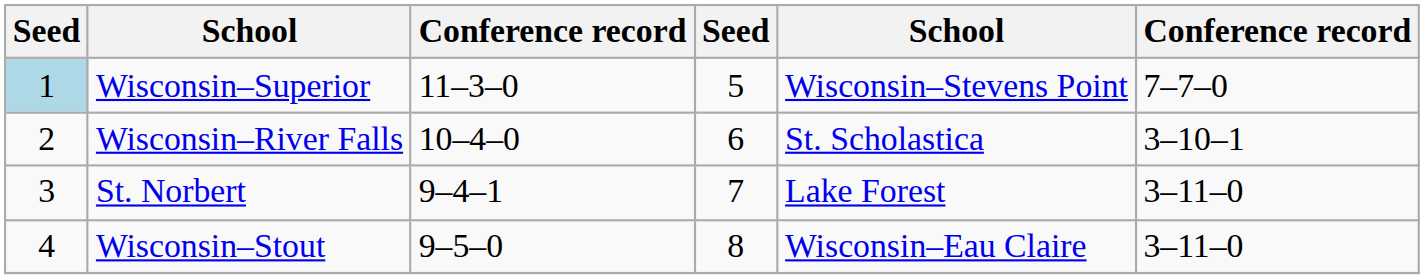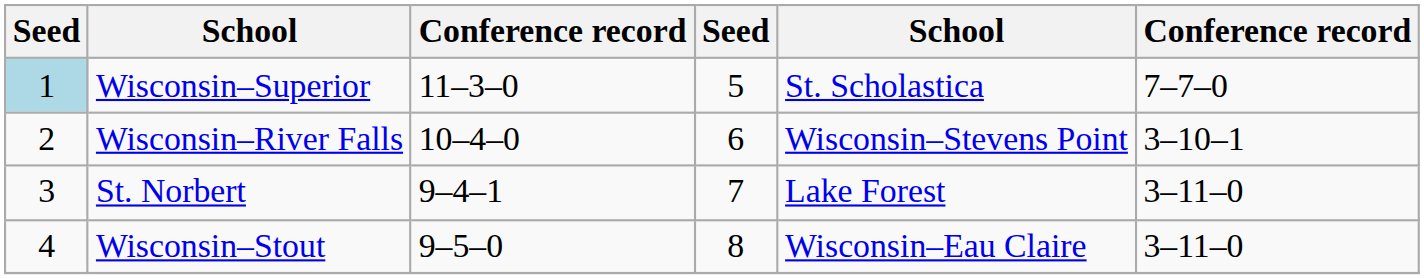(957, 84) Wisconsin–Stevens Point -> (884, 84) St. Scholastica
(884, 138) St. Scholastica -> (957, 138) Wisconsin–Stevens Point
